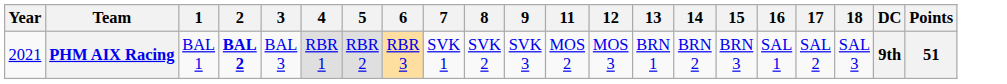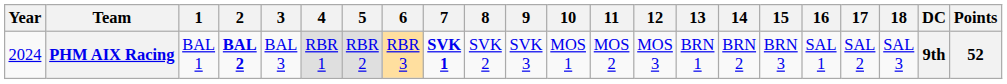+ column: (568, 17)
(25, 54) 2021 -> (25, 54) 2024
(444, 54) normal -> (444, 54) bold
(931, 54) 51 -> (976, 54) 52
